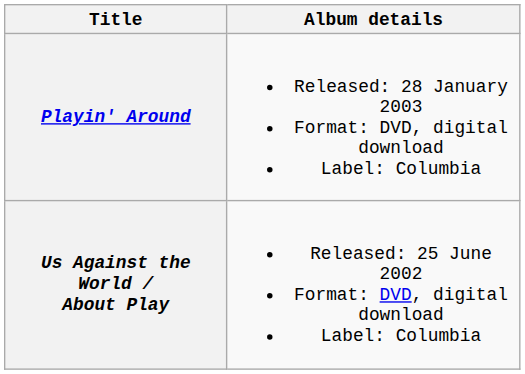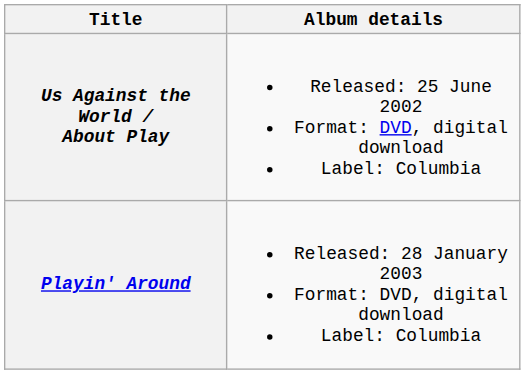rows swapped: (116, 285) <-> (116, 117)
